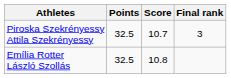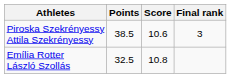(124, 34) 32.5 -> (124, 34) 38.5
(158, 34) 10.7 -> (158, 34) 10.6
